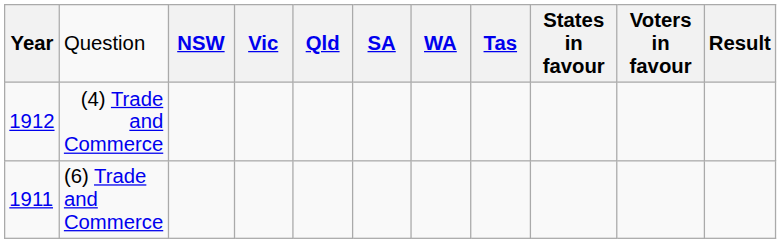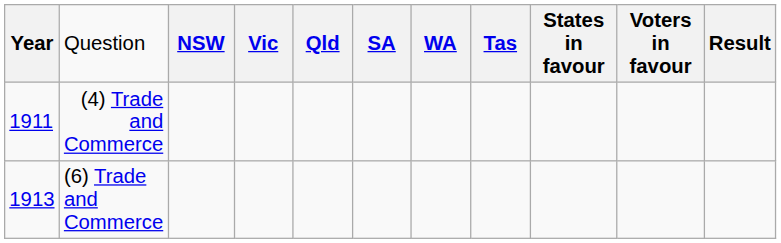(32, 121) 1912 -> (31, 121) 1911
(31, 199) 1911 -> (32, 199) 1913
